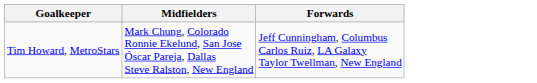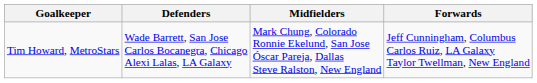+ column: (186, 13)
